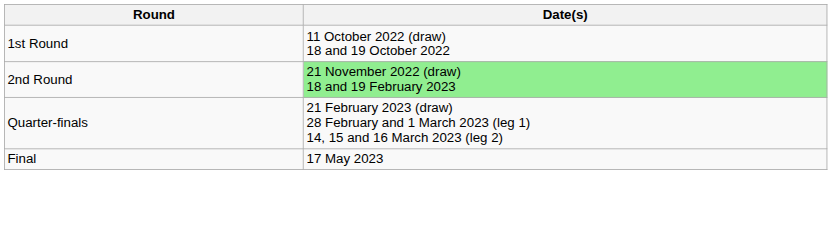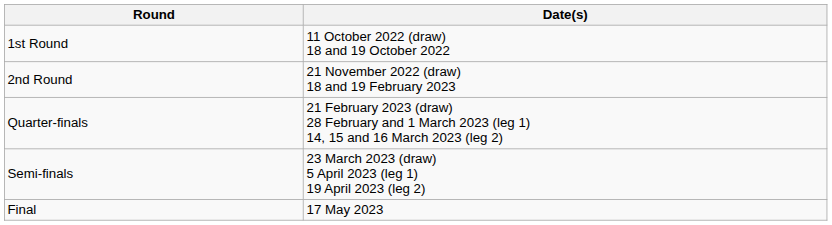(384, 79) lightgreen background -> (384, 79) no background
+ row: (40, 173)
